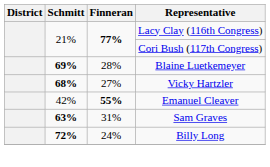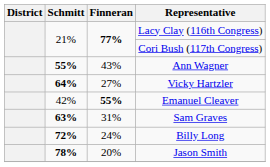+ row: (200, 65)
- row: (200, 65)
(66, 83) 68% -> (66, 83) 64%
+ row: (200, 153)
